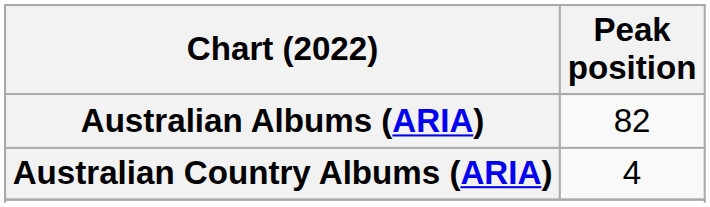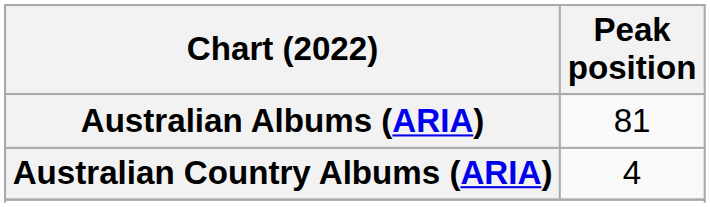(632, 120) 82 -> (632, 120) 81
